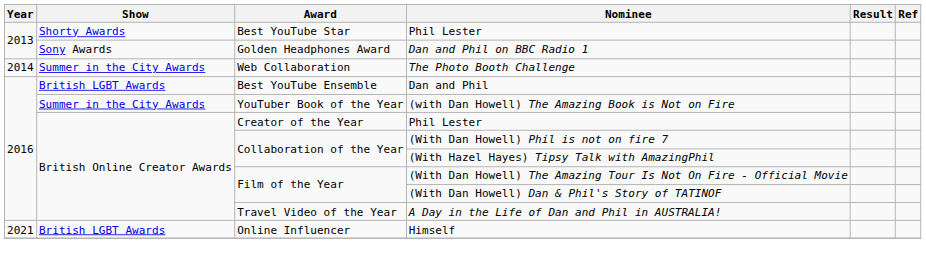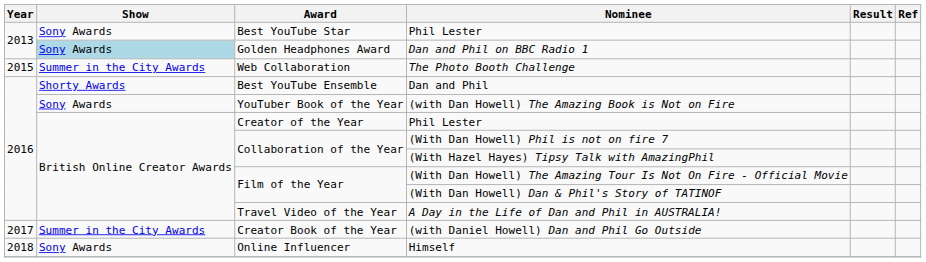(82, 31) Shorty Awards -> (76, 31) Sony Awards
(76, 49) no background -> (76, 49) lightblue background
(20, 67) 2014 -> (20, 67) 2015
(102, 85) British LGBT Awards -> (82, 85) Shorty Awards
(122, 103) Summer in the City Awards -> (76, 103) Sony Awards
+ row: (317, 230)
(20, 230) 2021 -> (20, 248) 2018
(102, 230) British LGBT Awards -> (76, 248) Sony Awards
